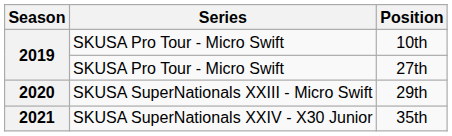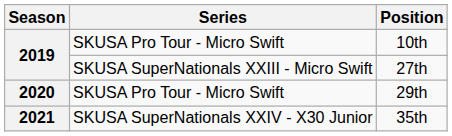(179, 67) SKUSA Pro Tour - Micro Swift -> (223, 67) SKUSA SuperNationals XXIII - Micro Swift
(223, 93) SKUSA SuperNationals XXIII - Micro Swift -> (179, 93) SKUSA Pro Tour - Micro Swift
